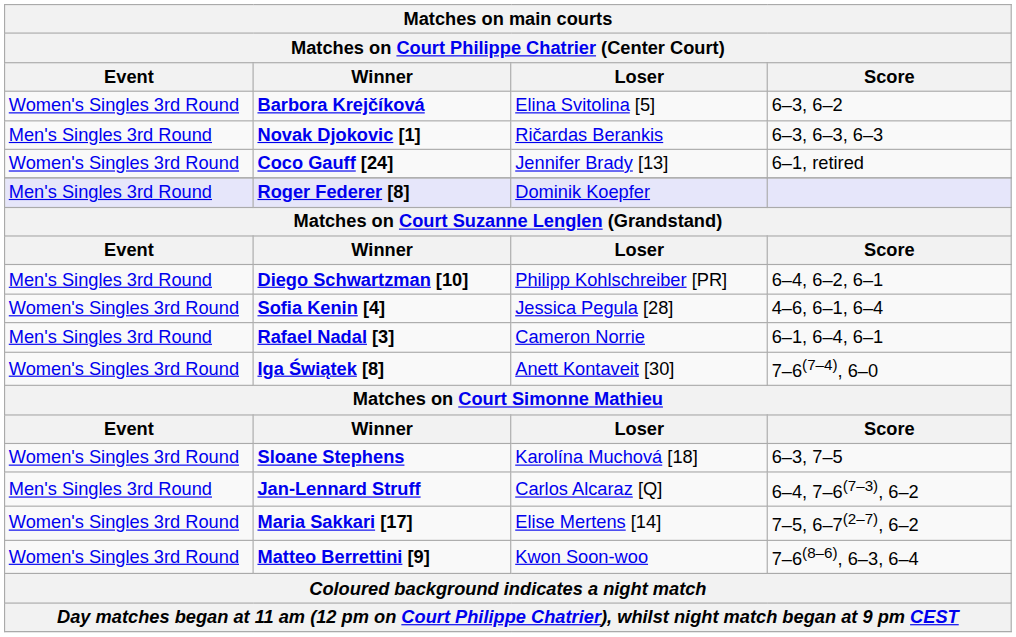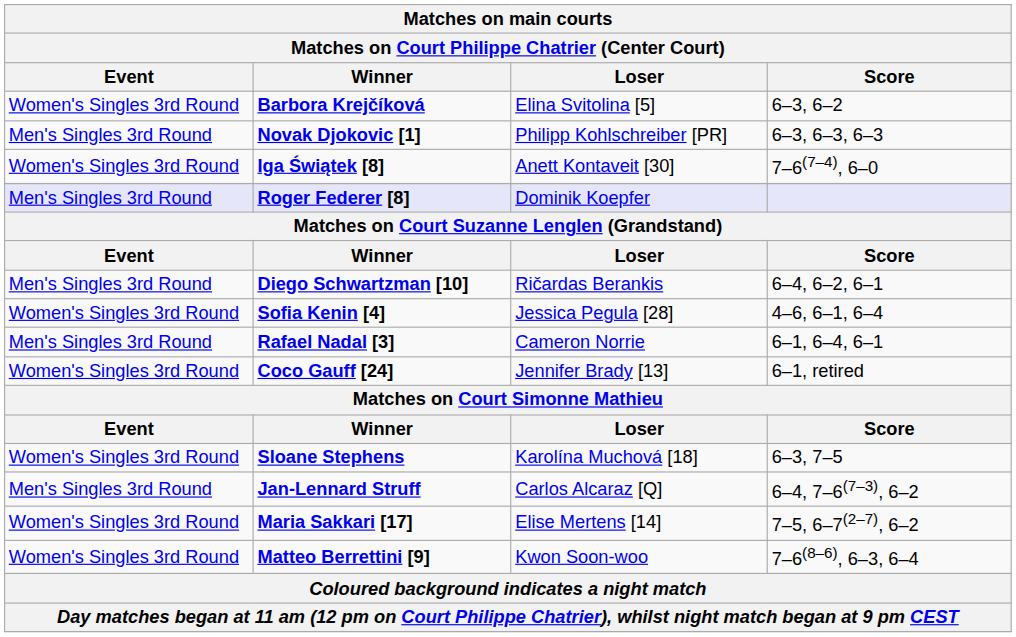(589, 134) Ričardas Berankis -> (621, 134) Philipp Kohlschreiber [PR]
rows swapped: (321, 368) <-> (325, 163)
(621, 279) Philipp Kohlschreiber [PR] -> (589, 284) Ričardas Berankis
